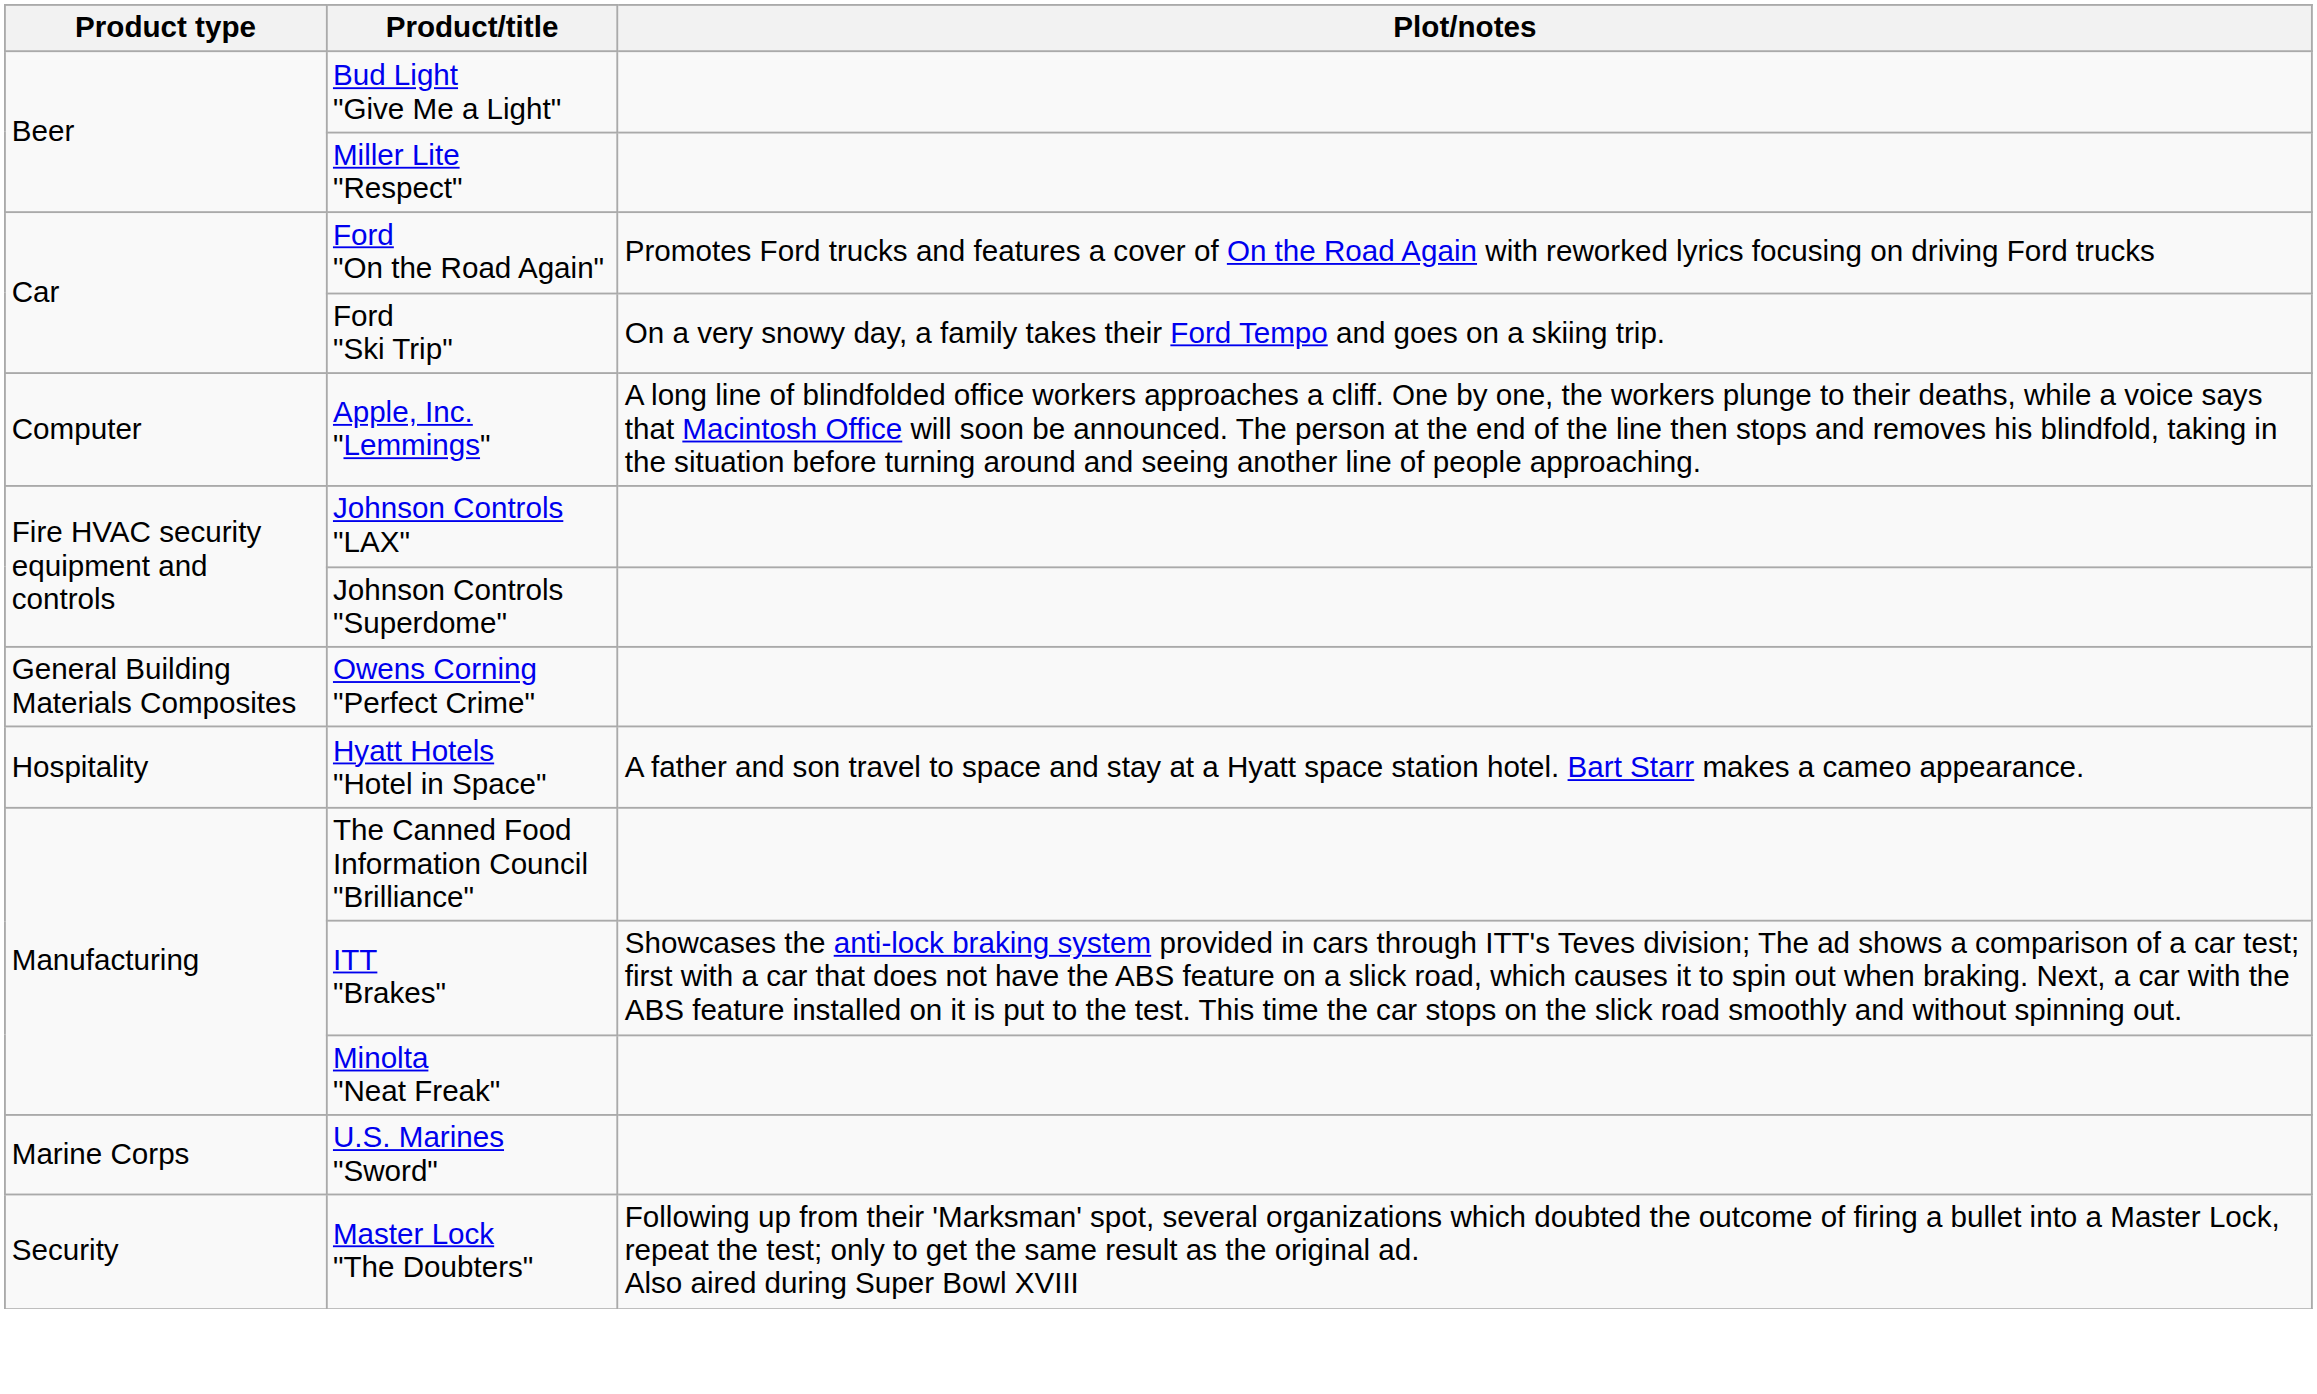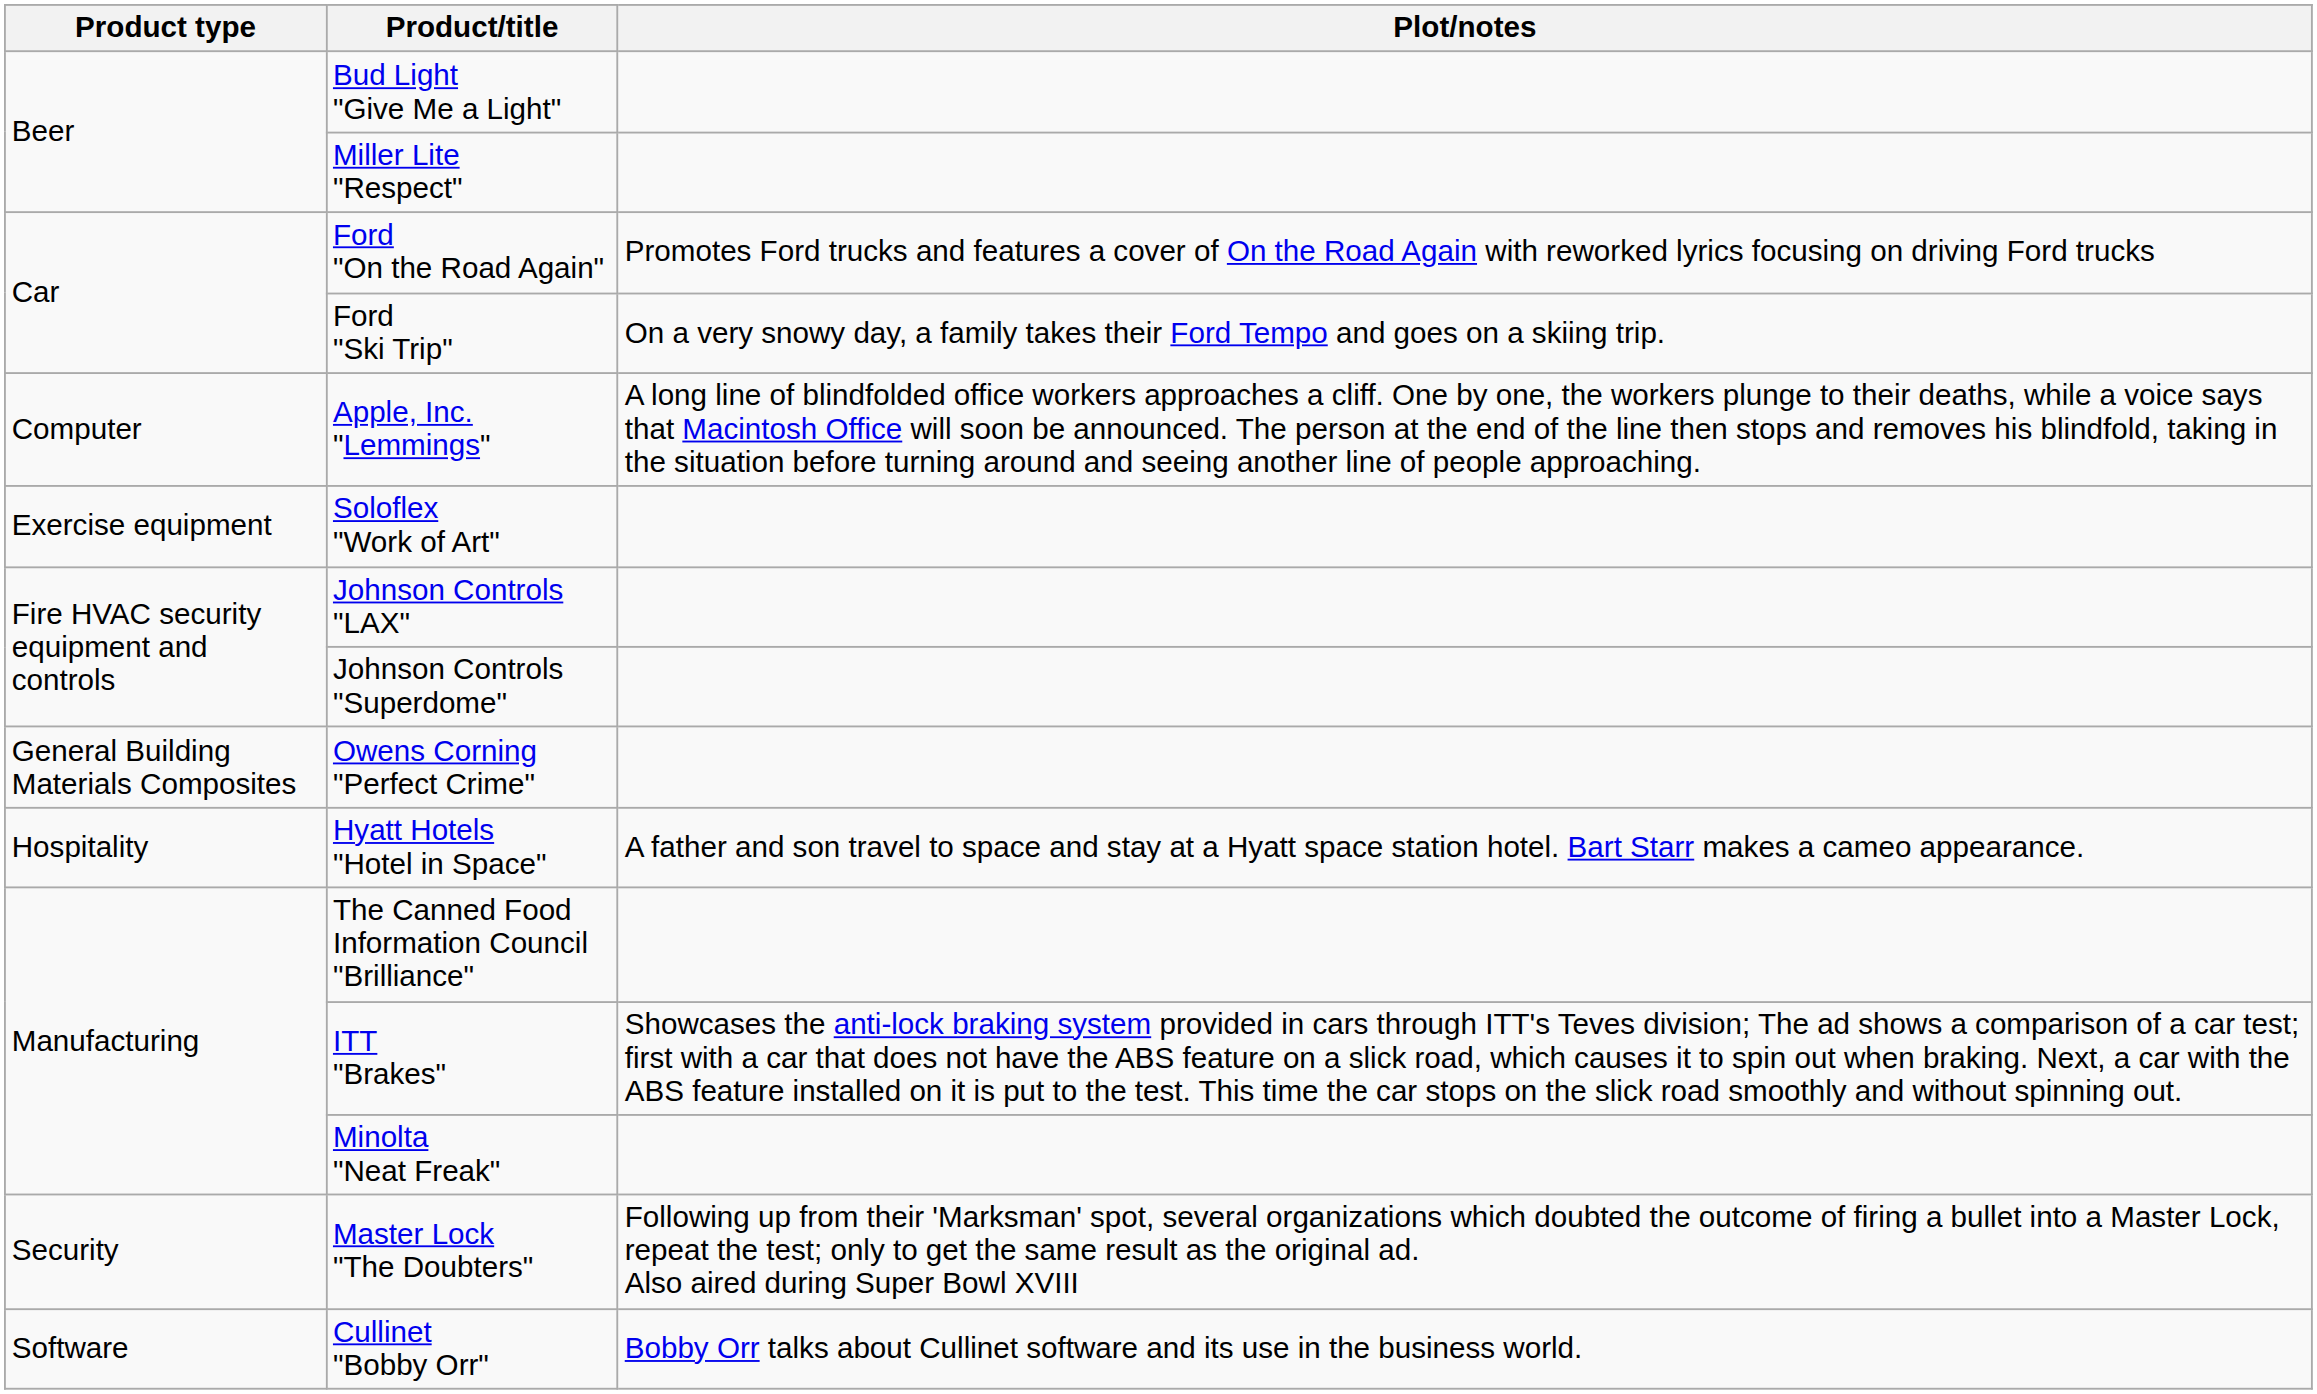+ row: (416, 526)
- row: (418, 1154)
+ row: (411, 1348)
